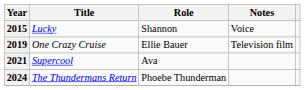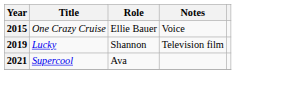(44, 28) Lucky -> (69, 28) One Crazy Cruise
(159, 28) Shannon -> (134, 28) Ellie Bauer
(69, 45) One Crazy Cruise -> (44, 45) Lucky
(164, 45) Ellie Bauer -> (128, 45) Shannon
- row: (17, 77)
